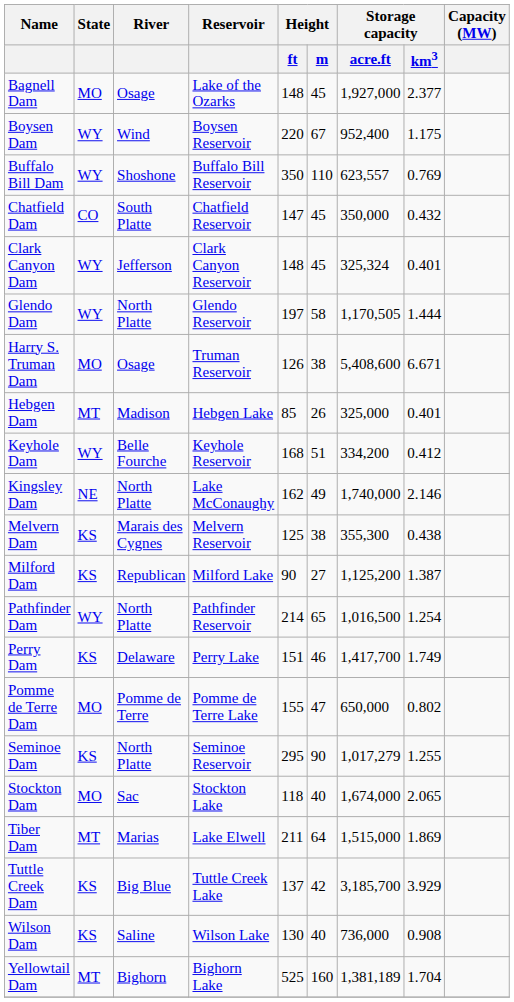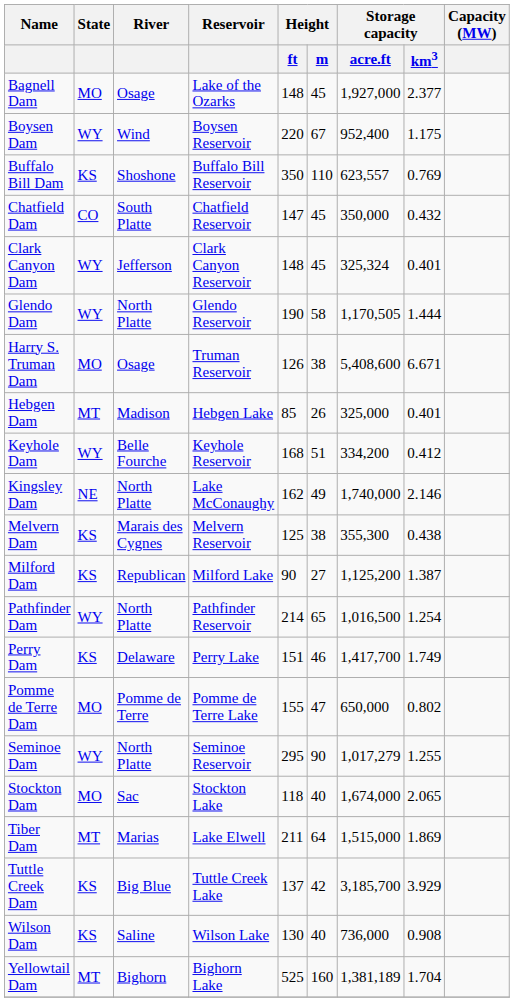(90, 175) WY -> (87, 175) KS
(293, 314) 197 -> (293, 314) 190
(87, 755) KS -> (90, 755) WY
